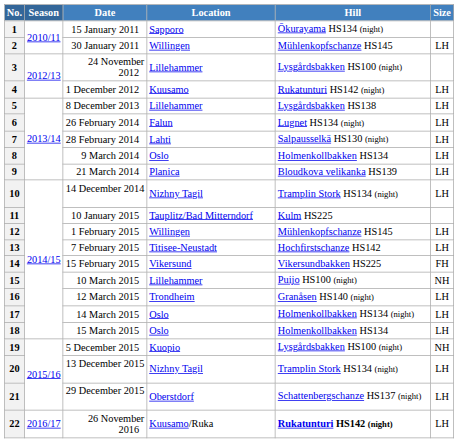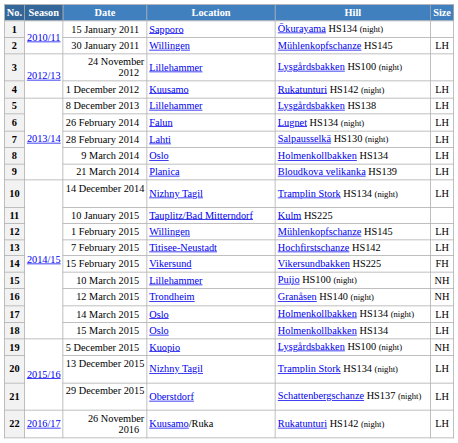(442, 297) LH -> (442, 297) NH
(335, 423) bold -> (331, 423) normal
